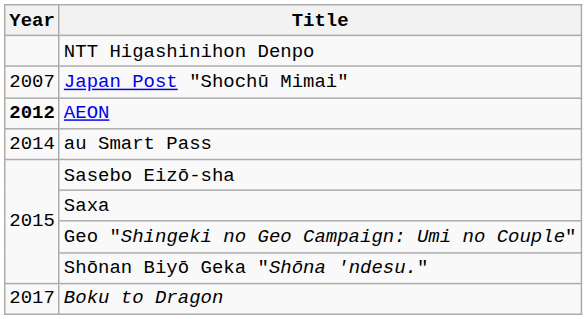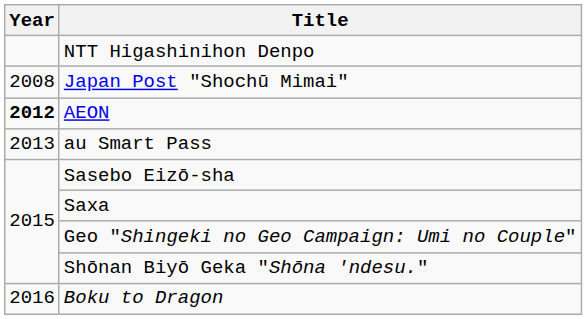(32, 82) 2007 -> (32, 82) 2008
(32, 144) 2014 -> (32, 144) 2013
(32, 299) 2017 -> (32, 299) 2016
